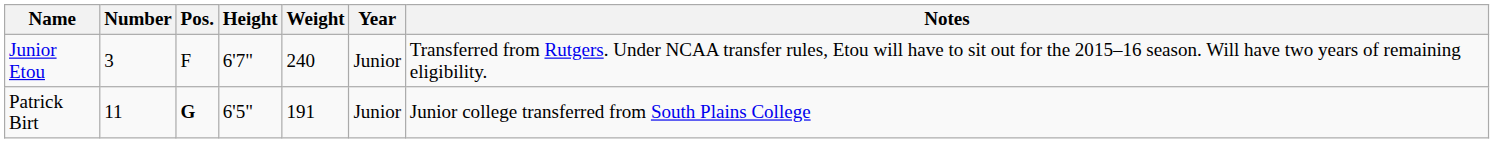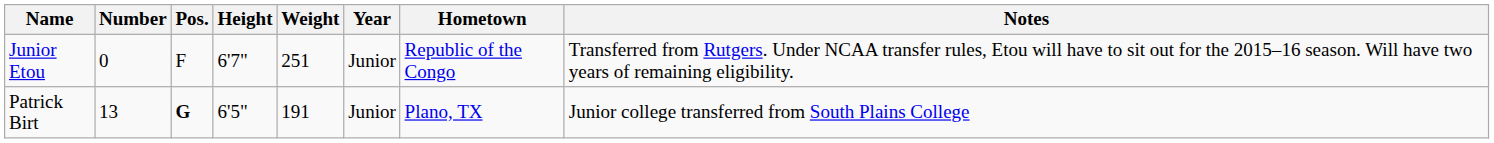+ column: (482, 19)
(109, 60) 3 -> (104, 60) 0
(301, 60) 240 -> (296, 60) 251
(113, 112) 11 -> (108, 112) 13
